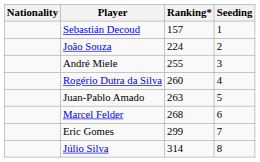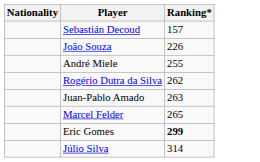- column: (235, 13)
(175, 47) 224 -> (175, 47) 226
(175, 81) 260 -> (175, 81) 262
(175, 115) 268 -> (175, 115) 265
(175, 132) normal -> (175, 132) bold
